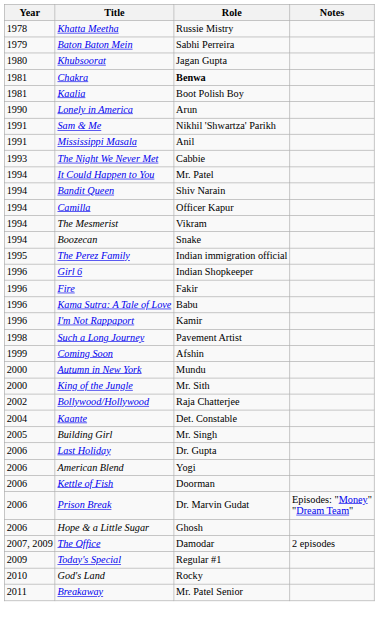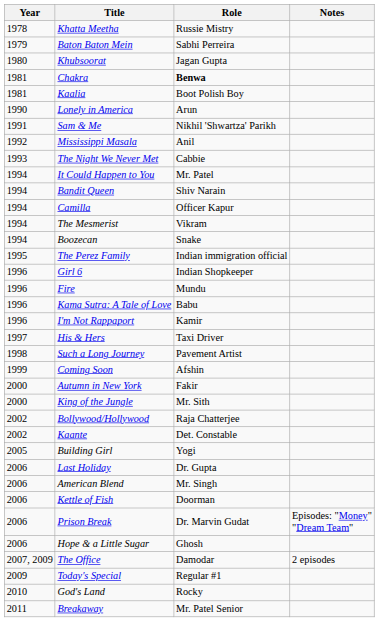(17, 142) 1991 -> (17, 142) 1992
(187, 288) Fakir -> (191, 288) Mundu
+ row: (81, 337)
(191, 369) Mundu -> (187, 386) Fakir
(17, 418) 2004 -> (17, 434) 2002
(197, 434) Mr. Singh -> (186, 451) Yogi
(186, 467) Yogi -> (197, 483) Mr. Singh
